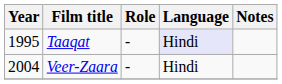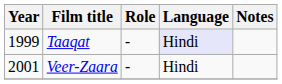(24, 41) 1995 -> (24, 41) 1999
(24, 66) 2004 -> (24, 66) 2001
